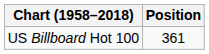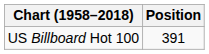(173, 37) 361 -> (173, 37) 391
